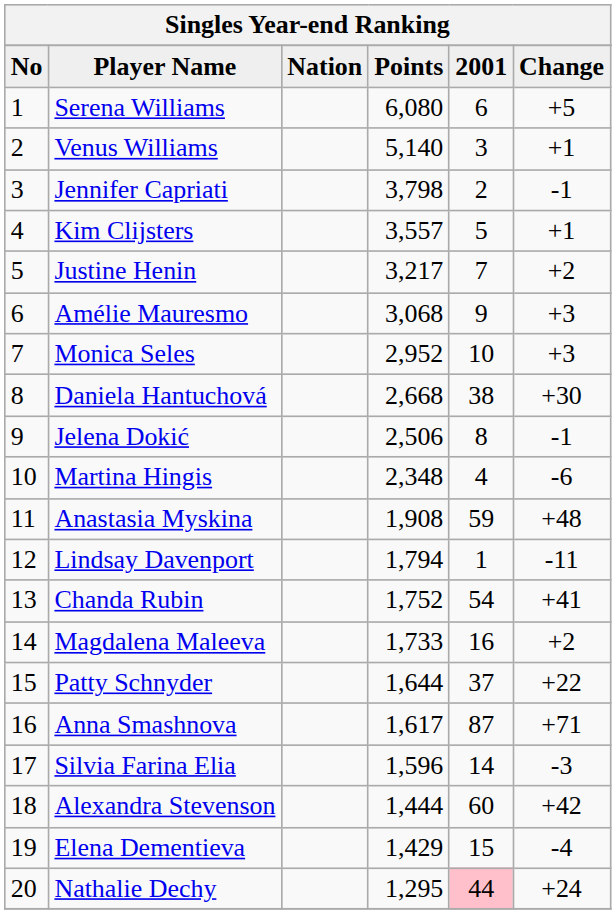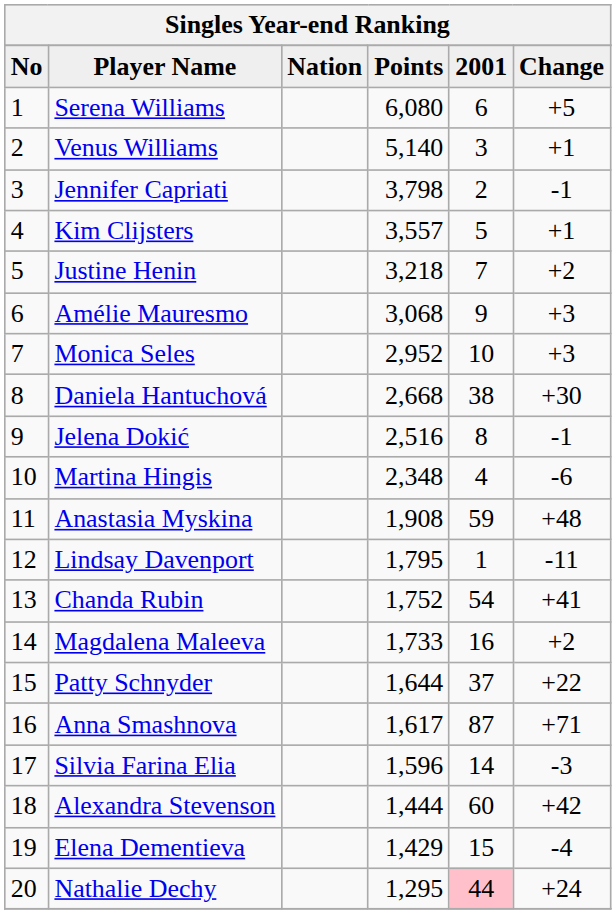(414, 271) 3,217 -> (414, 271) 3,218
(414, 436) 2,506 -> (414, 436) 2,516
(414, 559) 1,794 -> (414, 559) 1,795
